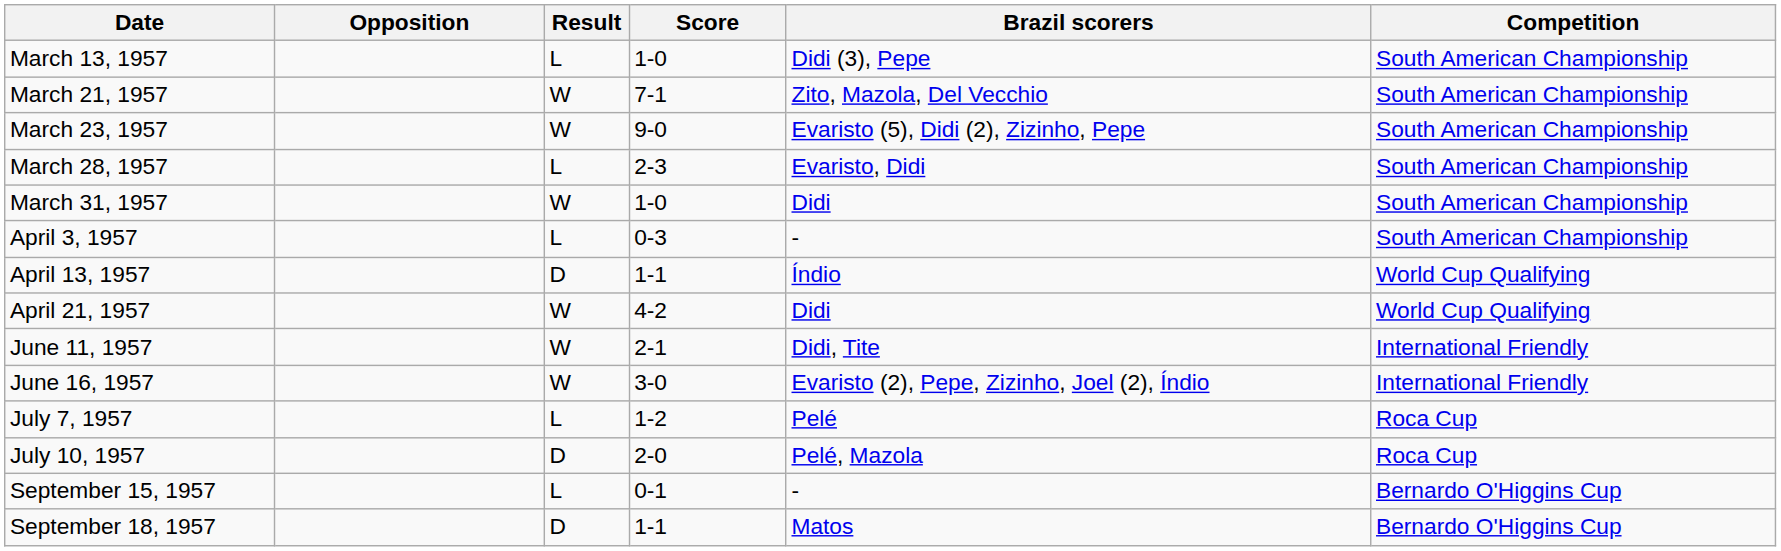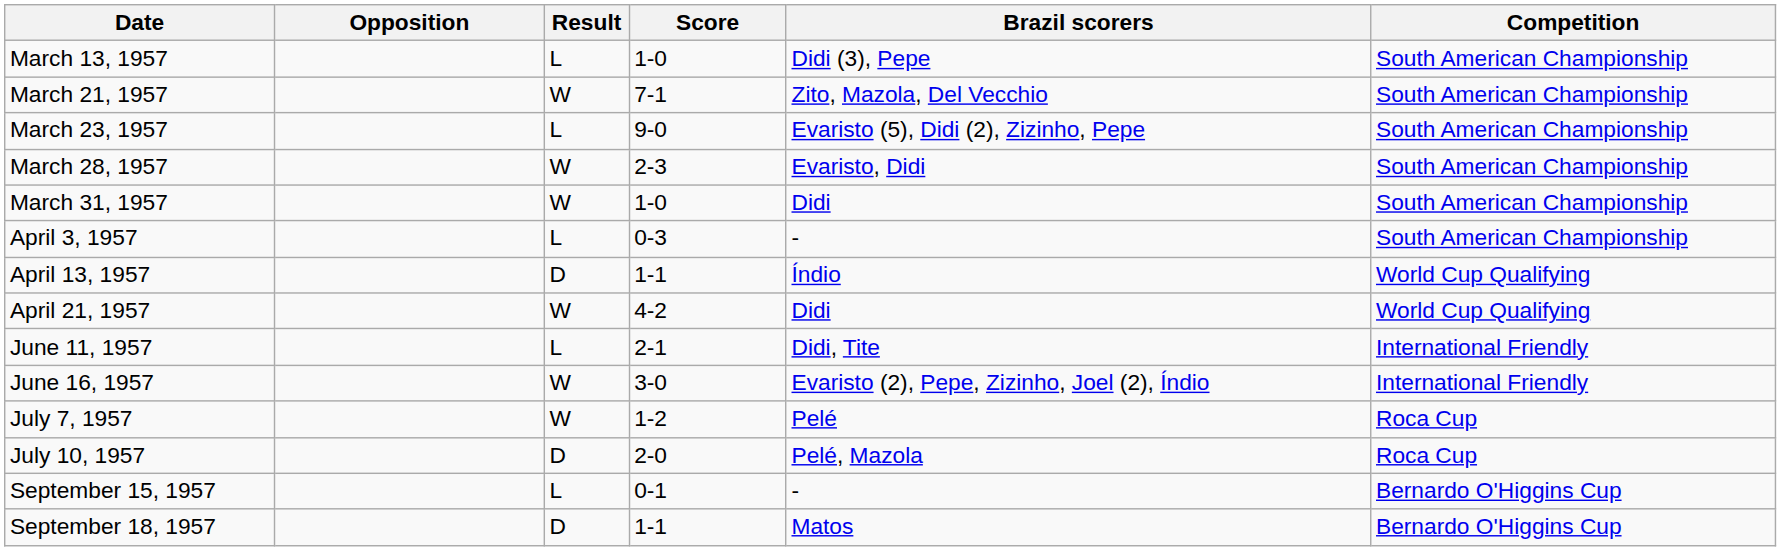(560, 130) W -> (556, 130) L
(556, 166) L -> (560, 166) W
(560, 346) W -> (556, 346) L
(556, 418) L -> (560, 418) W
